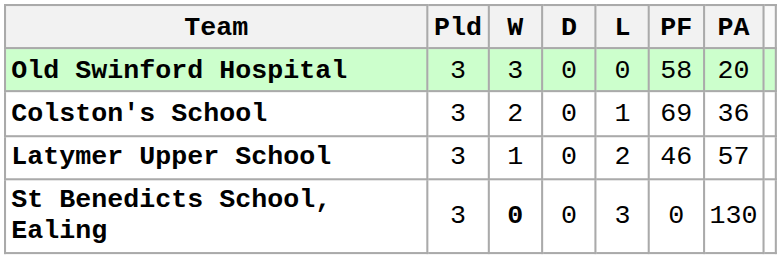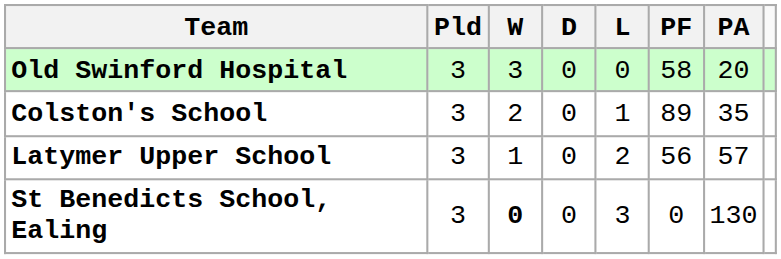(676, 114) 69 -> (676, 114) 89
(733, 114) 36 -> (733, 114) 35
(676, 157) 46 -> (676, 157) 56
